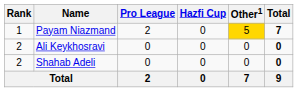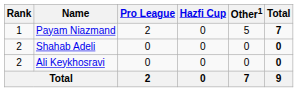(247, 31) gold background -> (247, 31) no background
rows swapped: (66, 63) <-> (70, 47)
